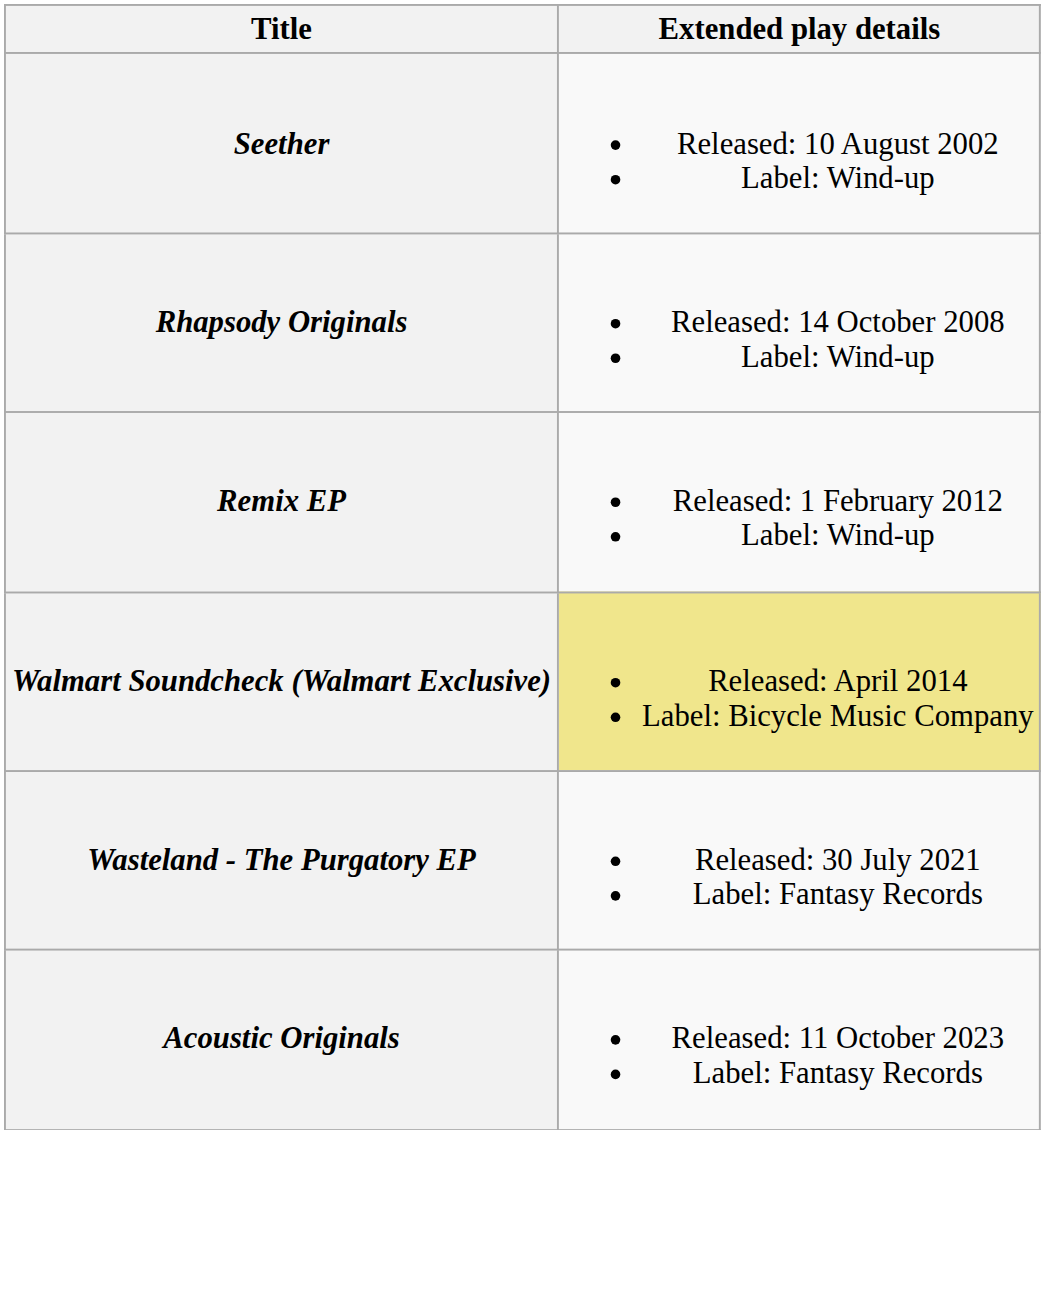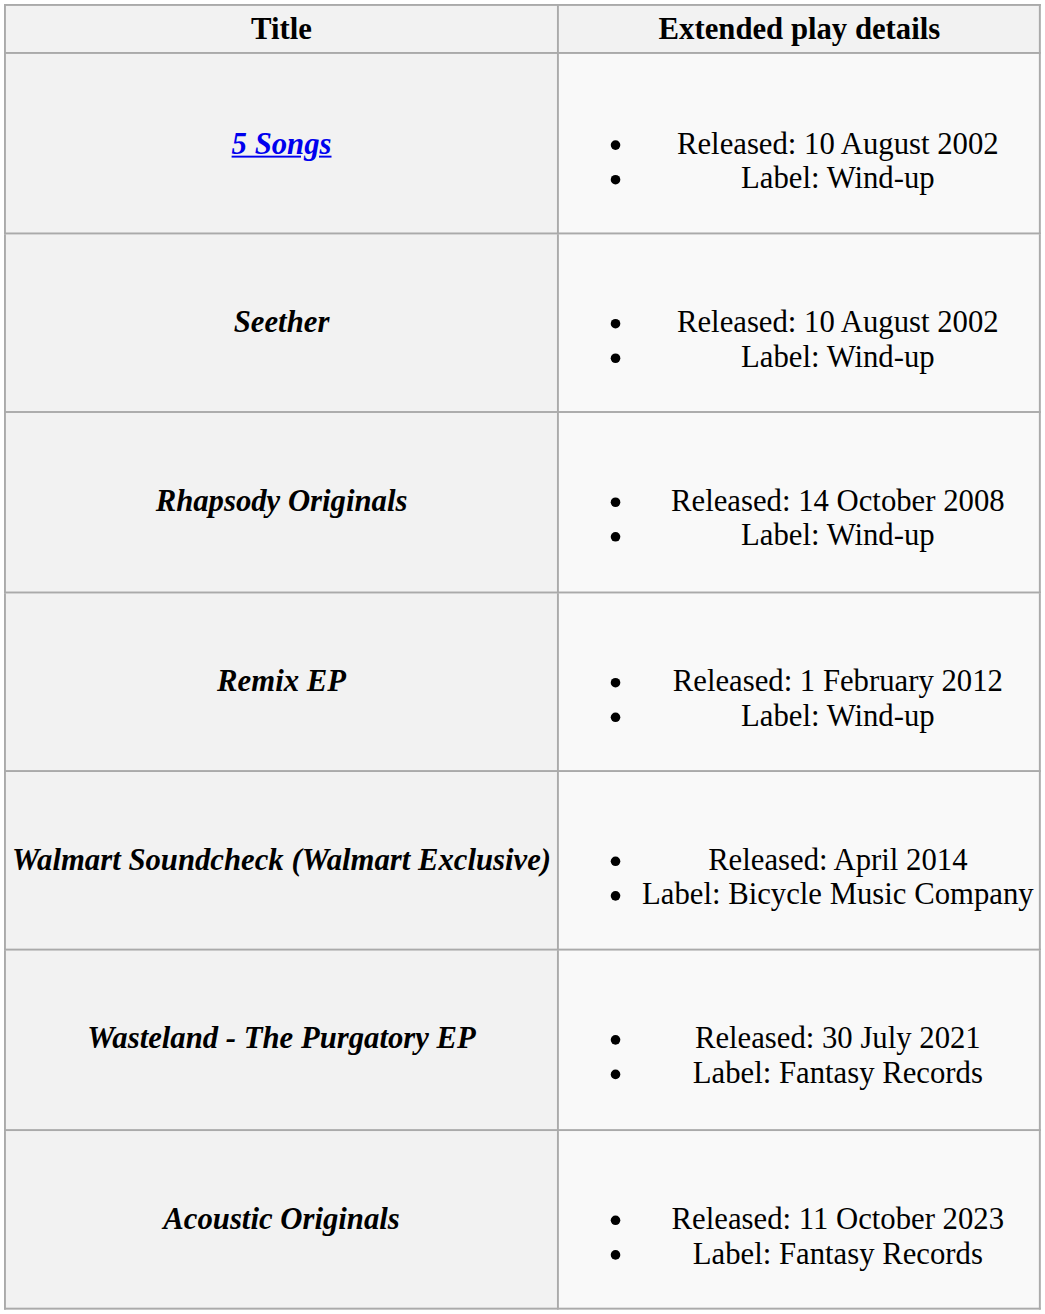+ row: (282, 142)
(799, 698) khaki background -> (799, 878) no background
